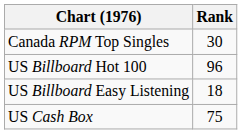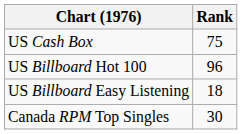rows swapped: (89, 41) <-> (50, 116)
